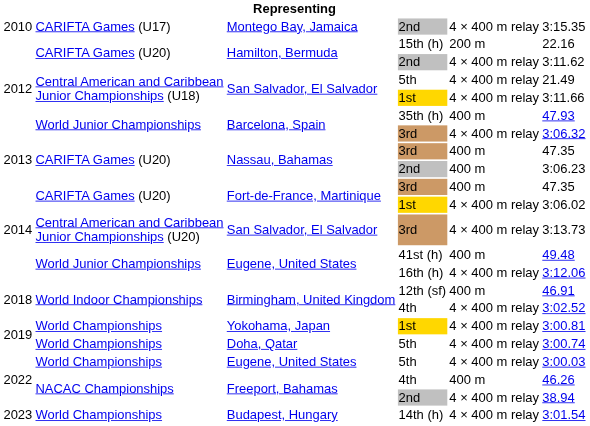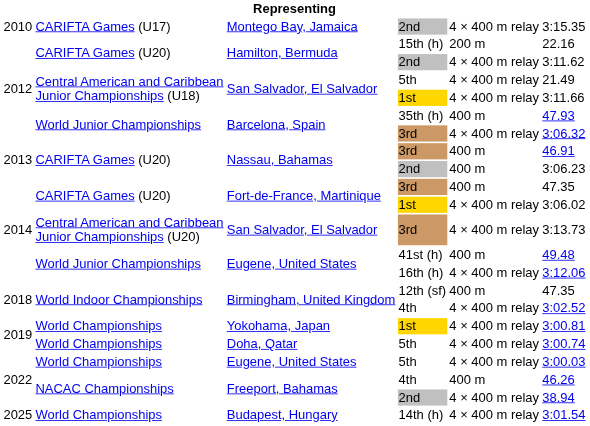(559, 151) 47.35 -> (559, 151) 46.91
(559, 290) 46.91 -> (559, 290) 47.35
(18, 415) 2023 -> (18, 415) 2025
